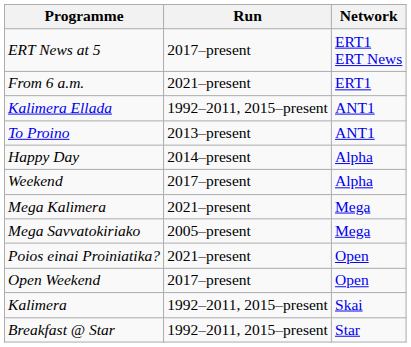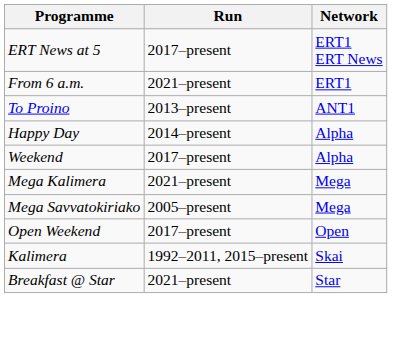- row: (60, 108)
- row: (84, 255)
(248, 329) 1992–2011, 2015–present -> (189, 280) 2021–present
